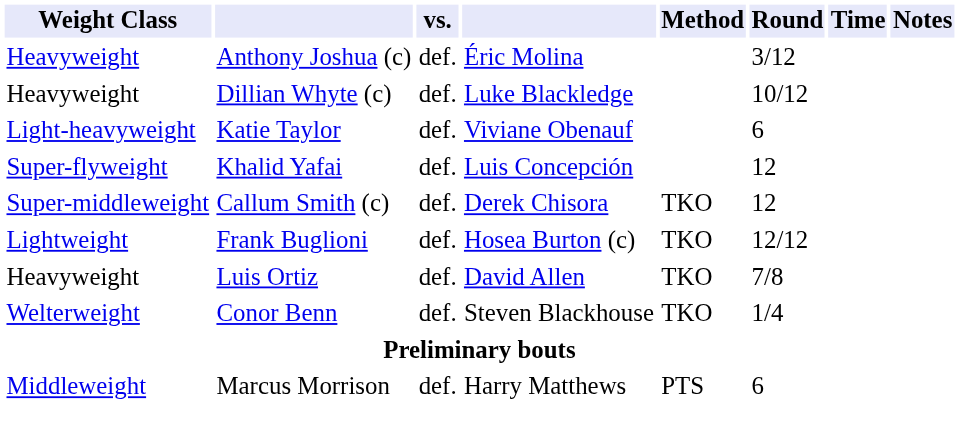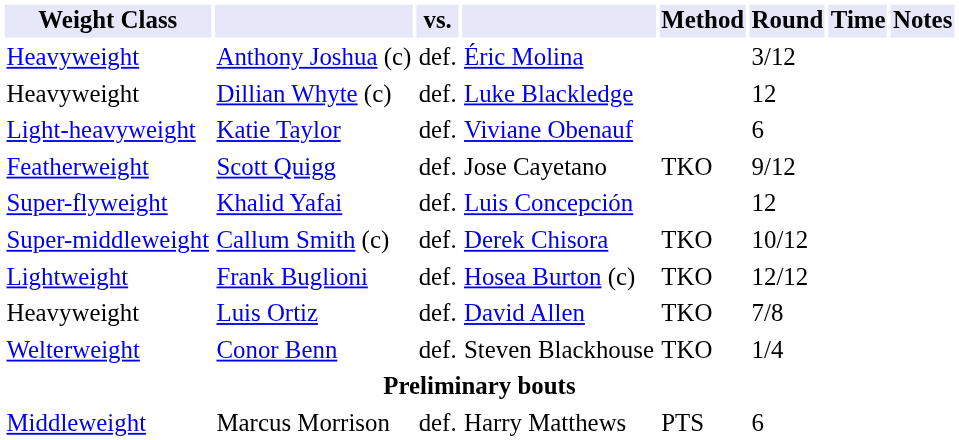(780, 93) 10/12 -> (764, 93) 12
+ row: (276, 167)
(764, 203) 12 -> (780, 240) 10/12
